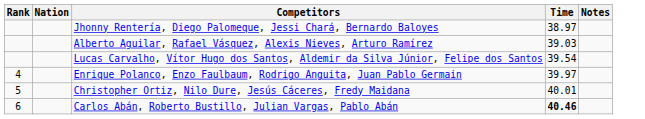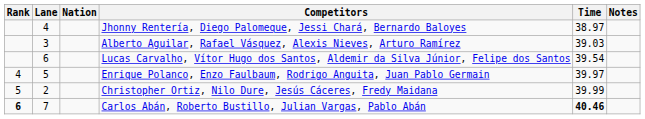+ column: (46, 12)
(562, 91) 40.01 -> (590, 91) 39.99
(18, 106) normal -> (18, 106) bold
